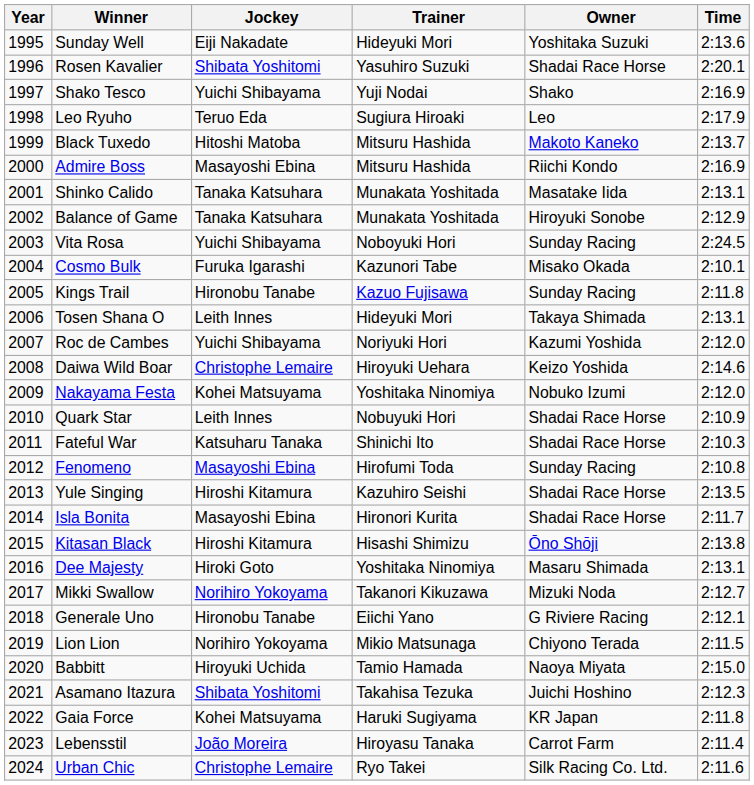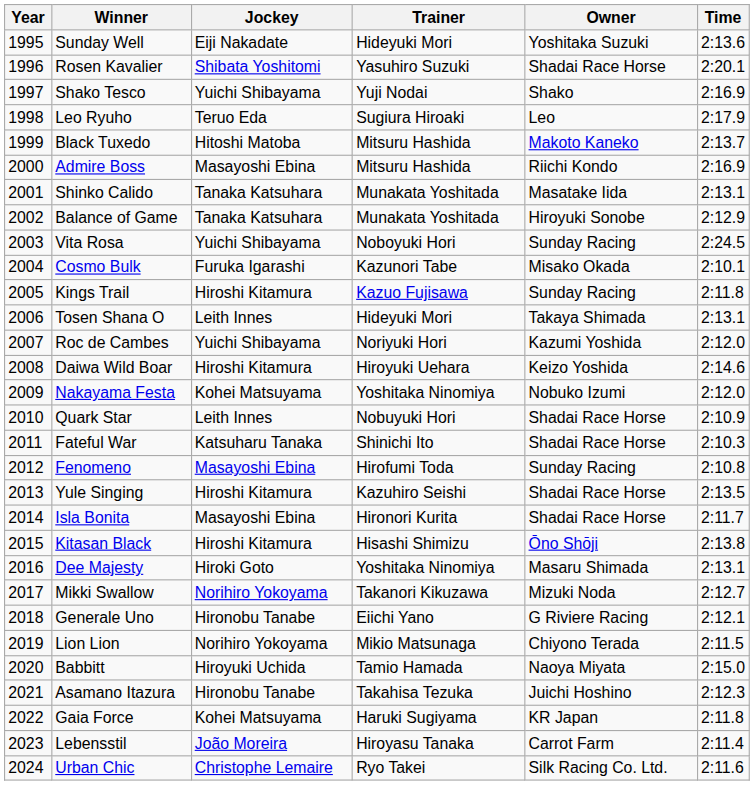(255, 293) Hironobu Tanabe -> (253, 293) Hiroshi Kitamura
(264, 368) Christophe Lemaire -> (253, 368) Hiroshi Kitamura
(258, 693) Shibata Yoshitomi -> (255, 693) Hironobu Tanabe
